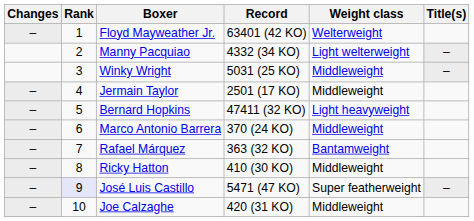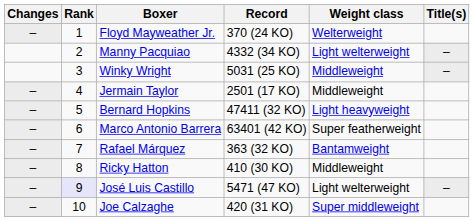(267, 33) 63401 (42 KO) -> (260, 33) 370 (24 KO)
(260, 129) 370 (24 KO) -> (267, 129) 63401 (42 KO)
(348, 129) Middleweight -> (367, 129) Super featherweight
(367, 187) Super featherweight -> (361, 187) Light welterweight
(348, 206) Middleweight -> (366, 206) Super middleweight
